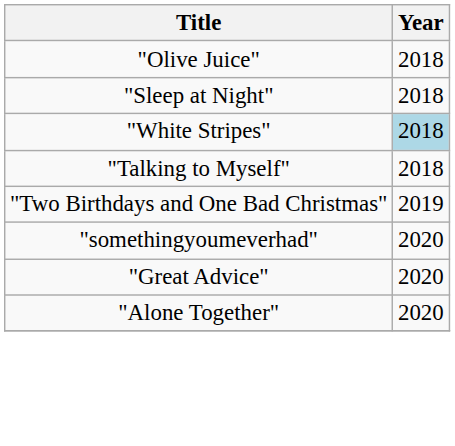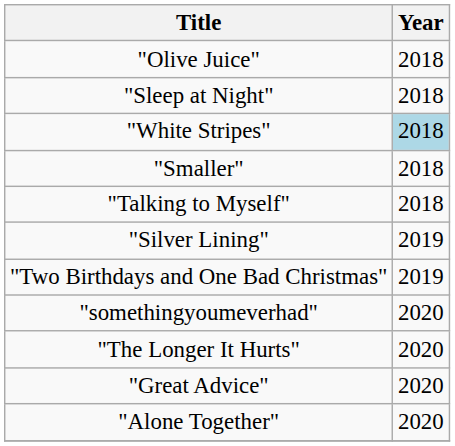+ row: (199, 167)
+ row: (199, 240)
+ row: (199, 349)
